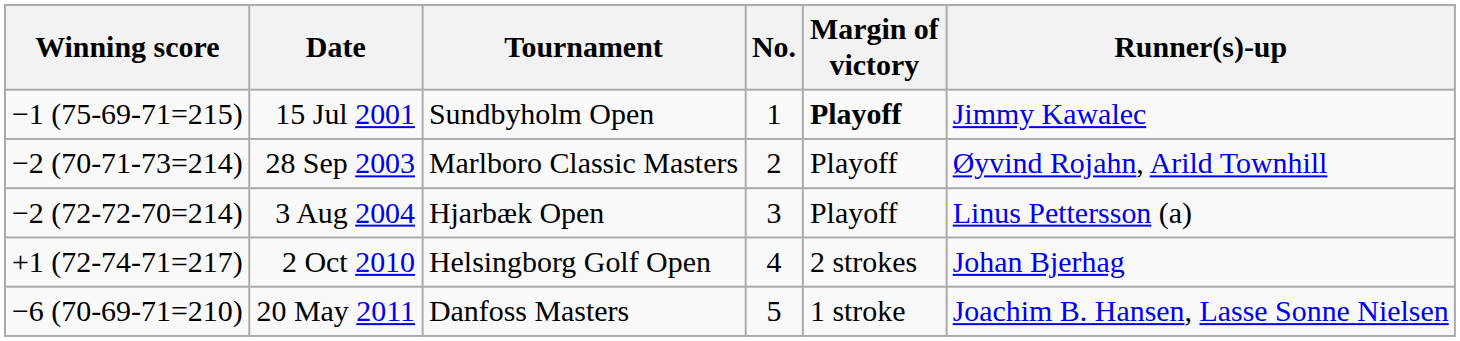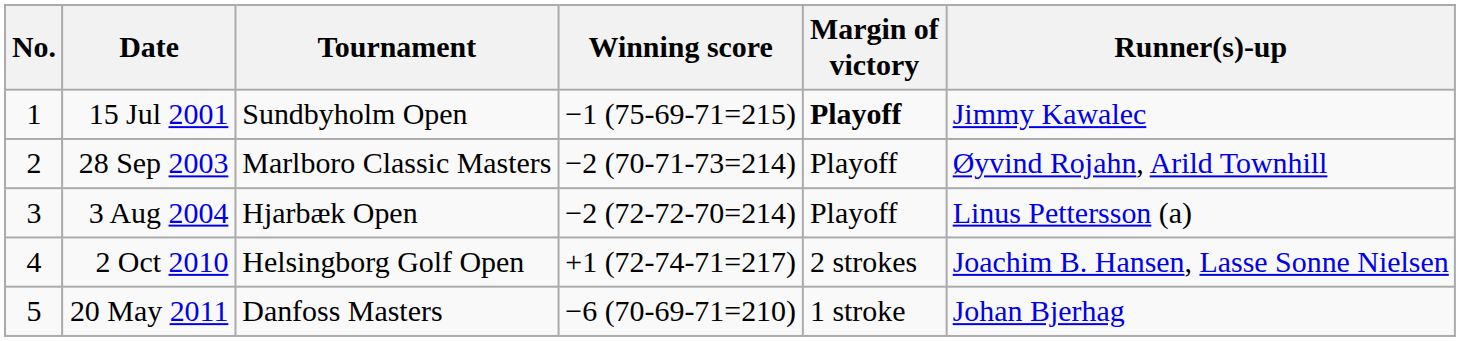columns swapped: (774, 47) <-> (127, 47)
(1039, 262) Johan Bjerhag -> (1201, 262) Joachim B. Hansen, Lasse Sonne Nielsen
(1201, 311) Joachim B. Hansen, Lasse Sonne Nielsen -> (1039, 311) Johan Bjerhag
